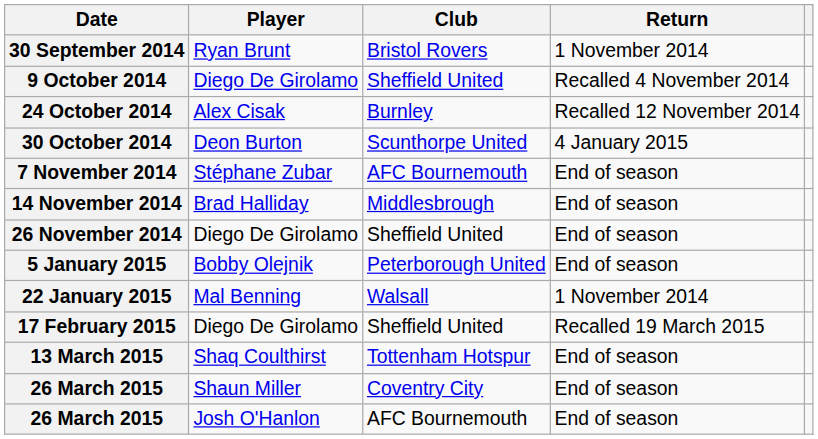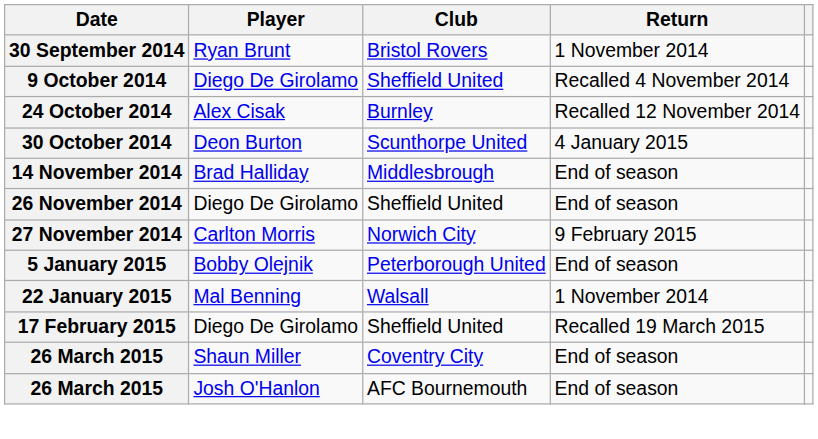- row: (97, 173)
+ row: (97, 234)
- row: (97, 357)
